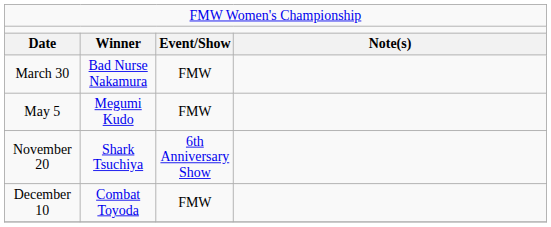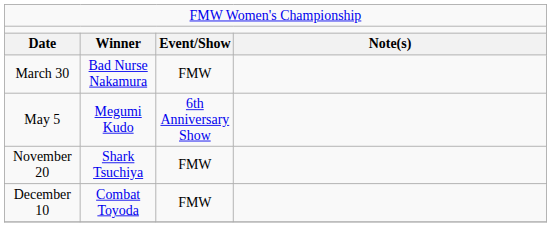(195, 111) FMW -> (195, 119) 6th Anniversary Show
(195, 157) 6th Anniversary Show -> (195, 165) FMW
